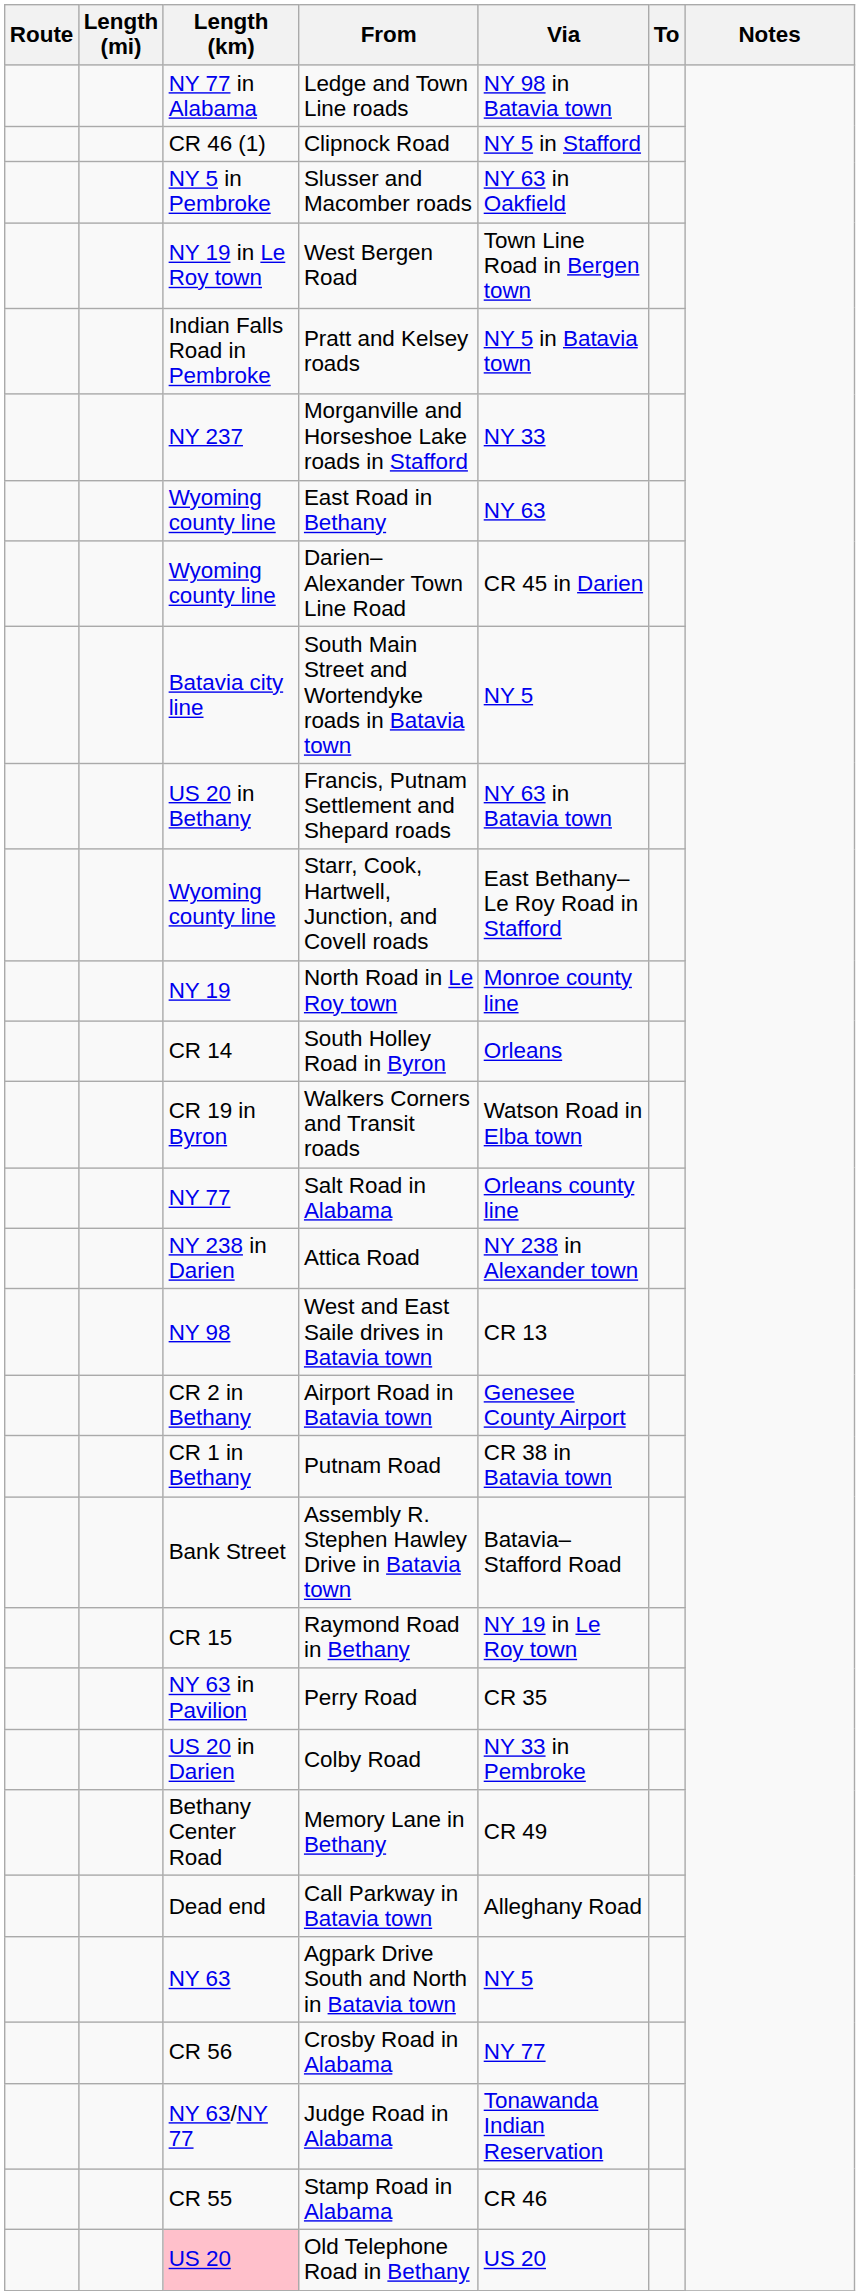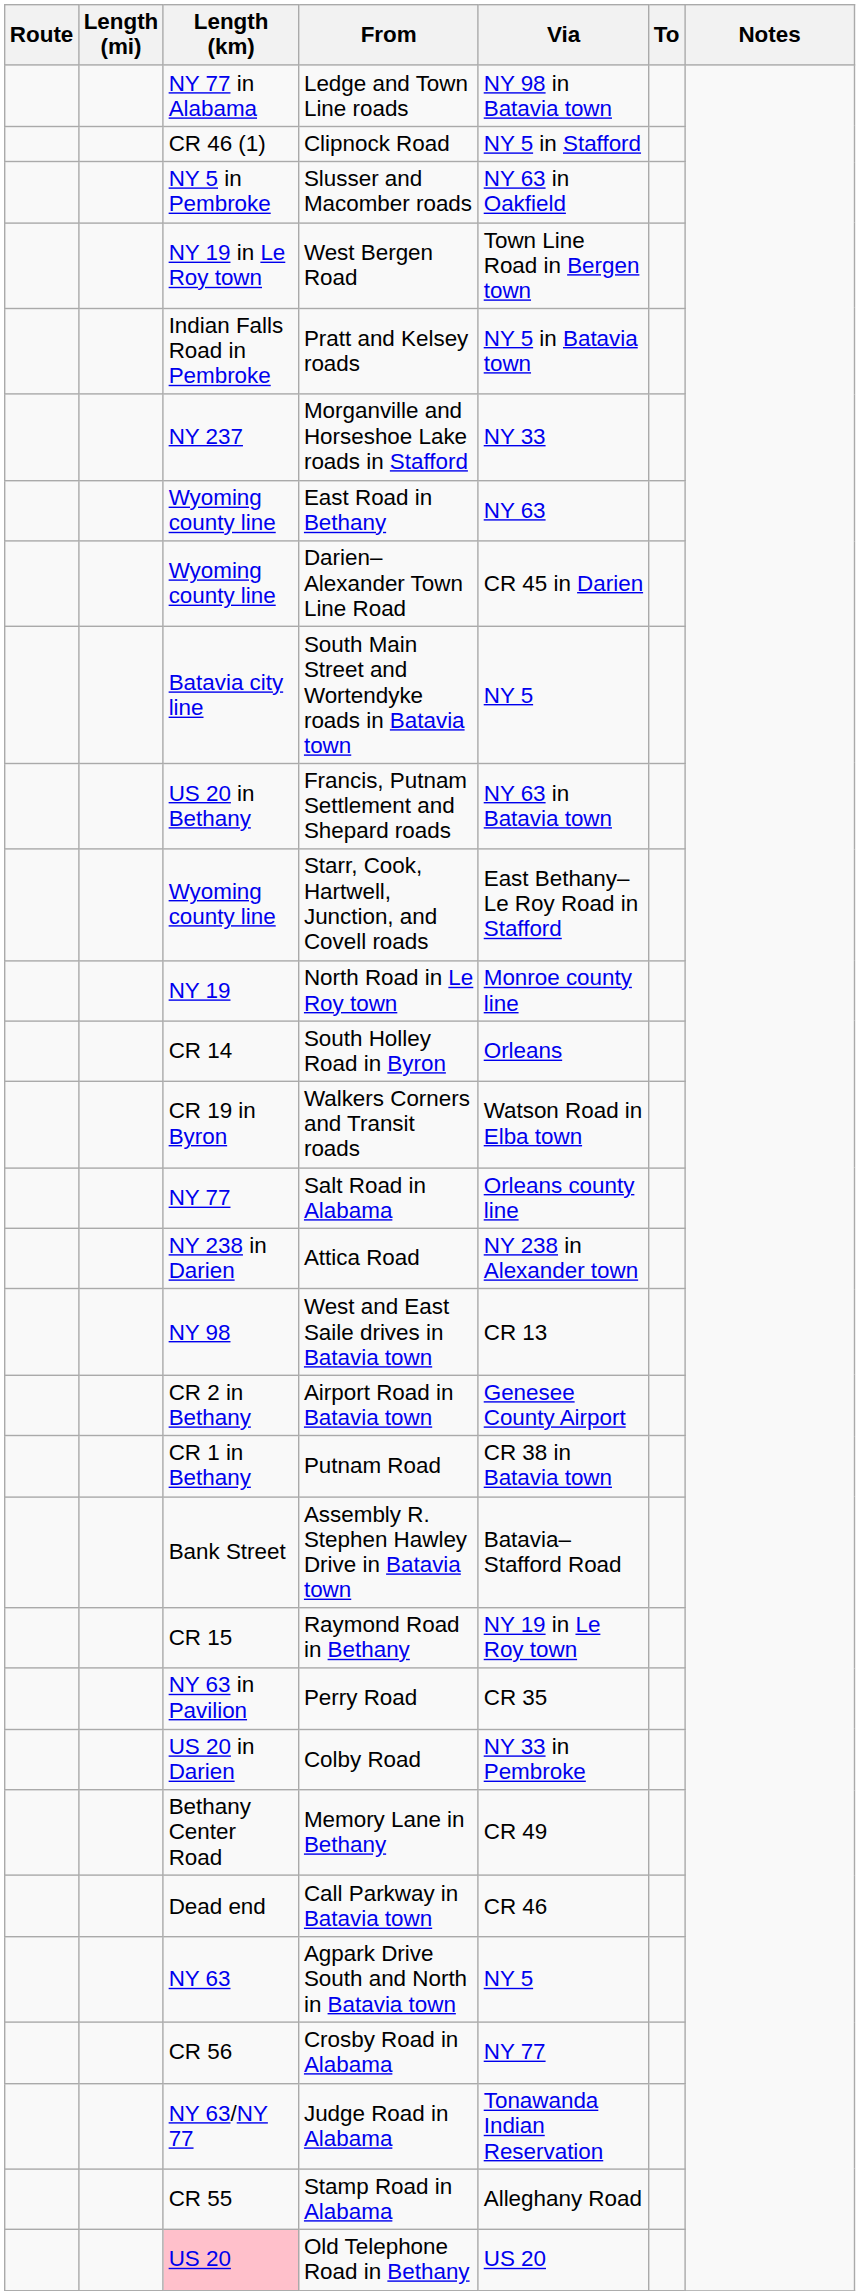(563, 1905) Alleghany Road -> (515, 1905) CR 46
(515, 2199) CR 46 -> (563, 2199) Alleghany Road
